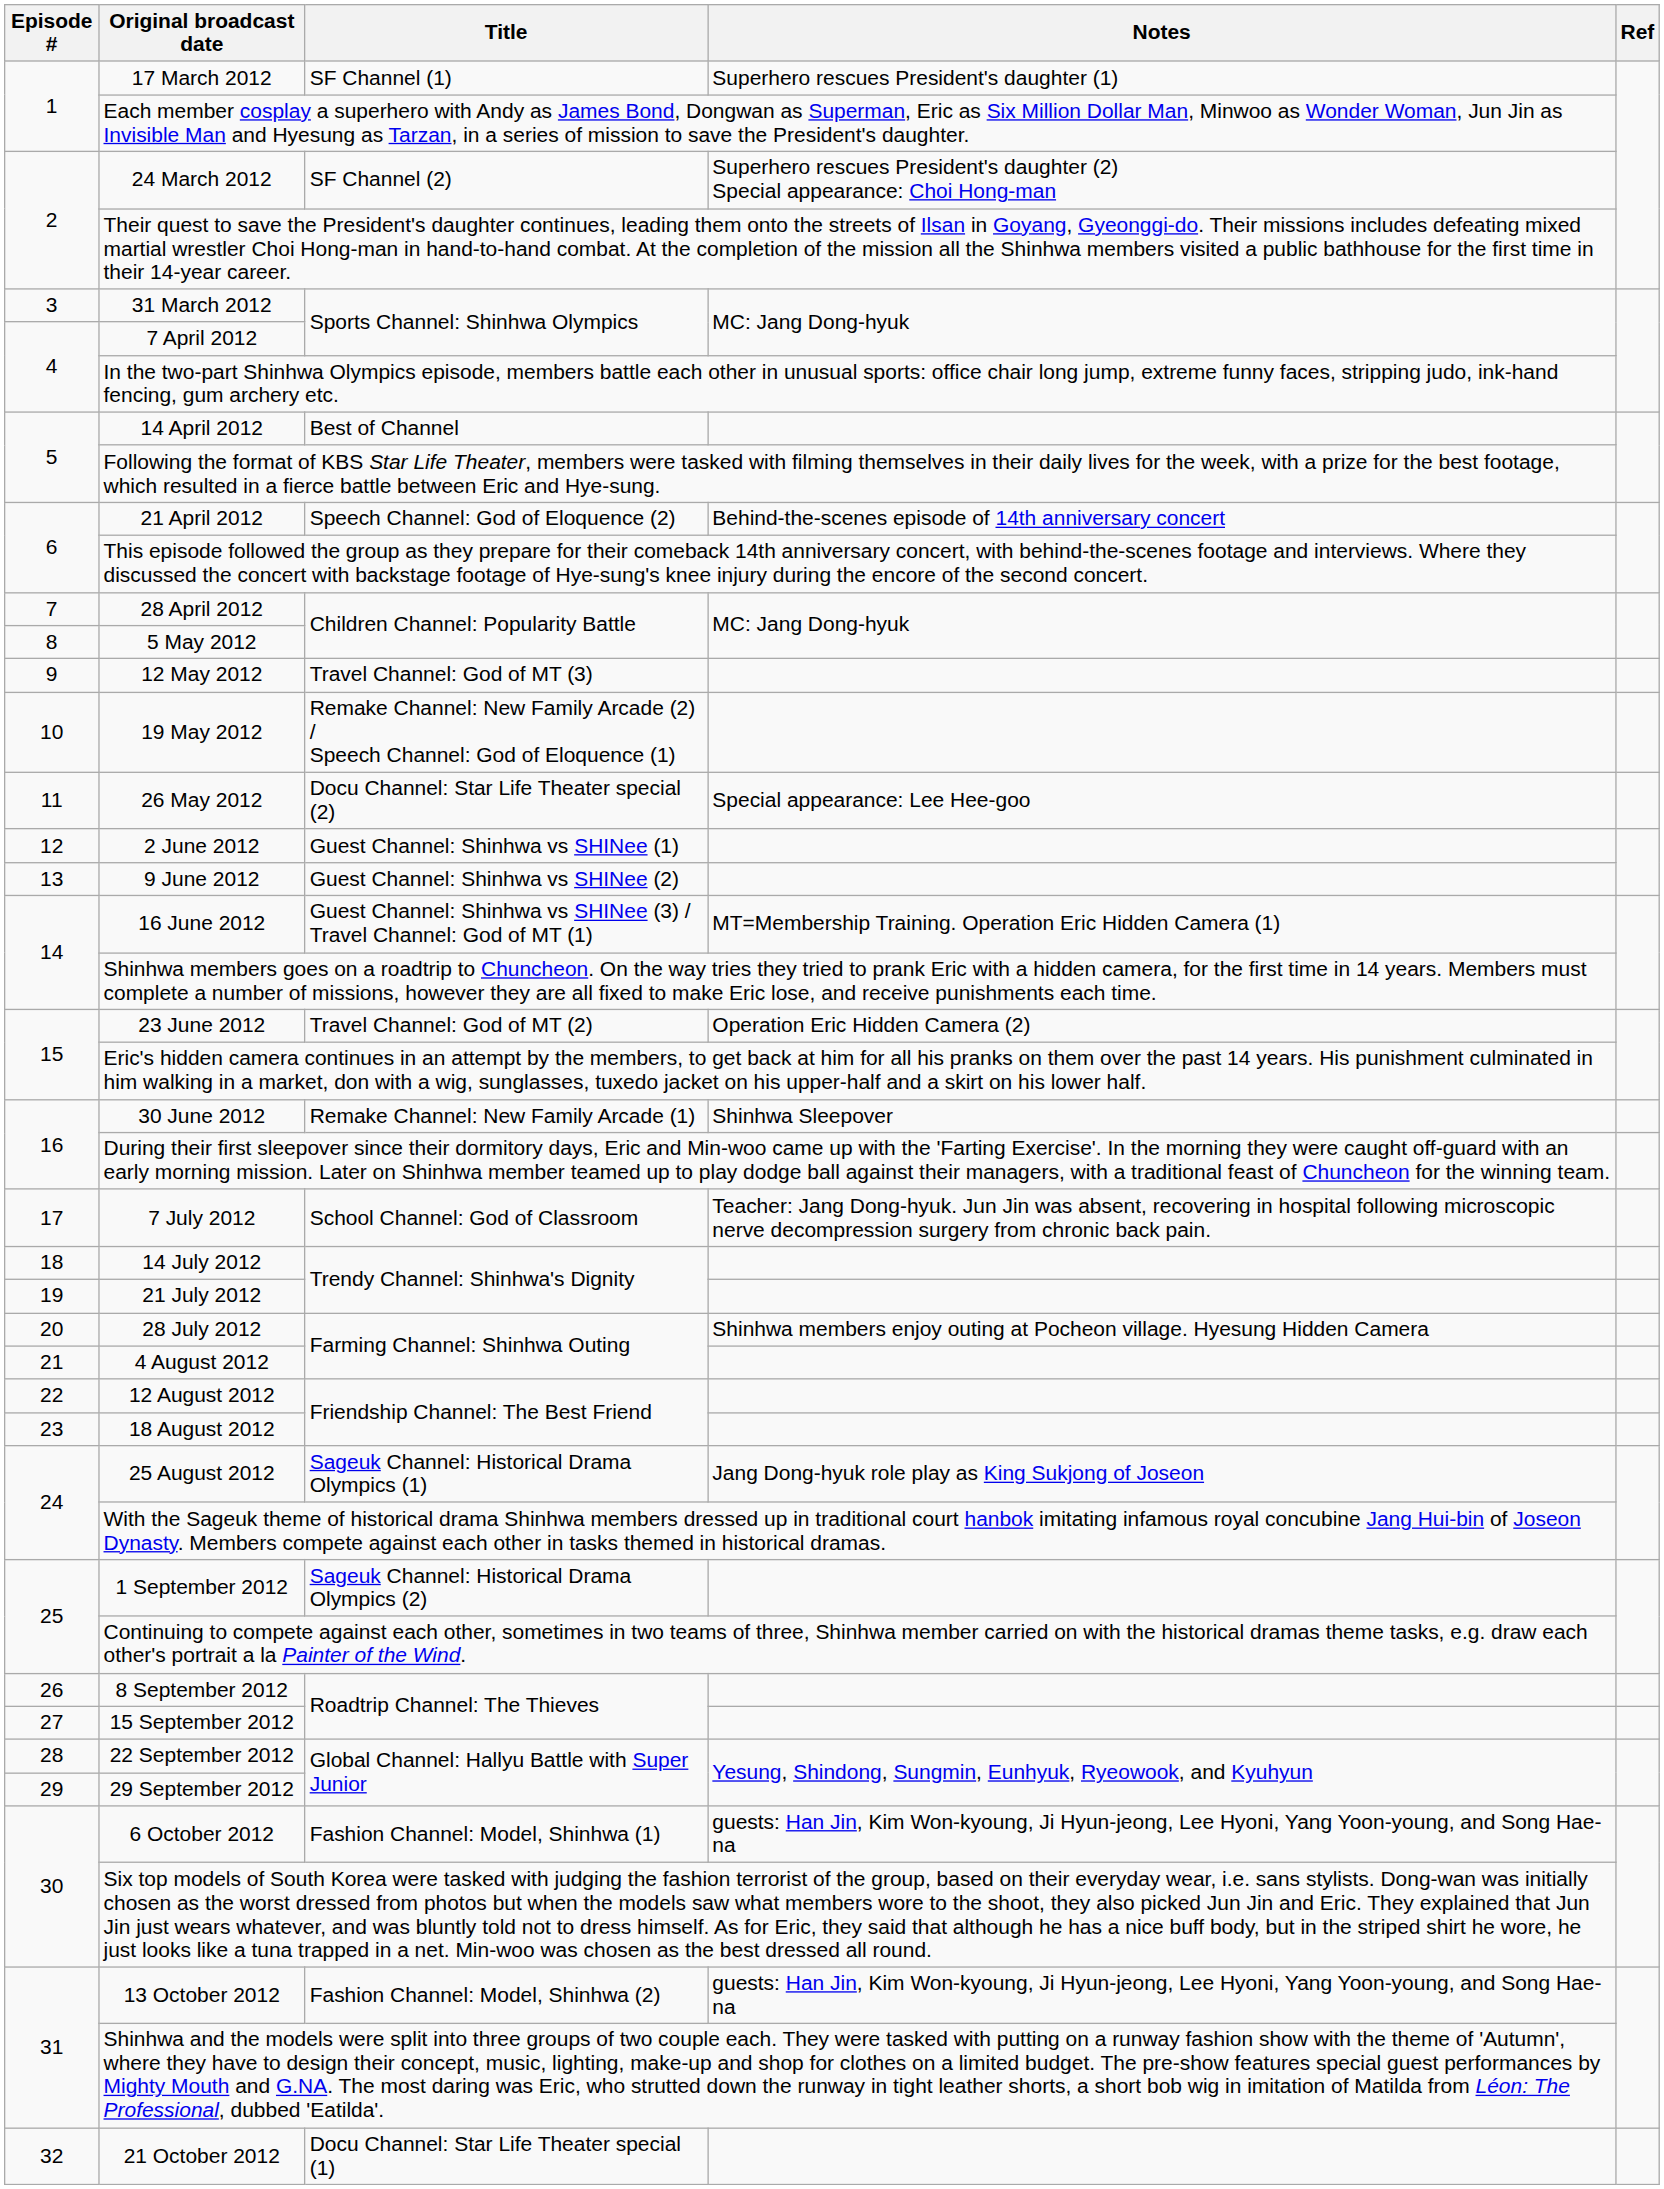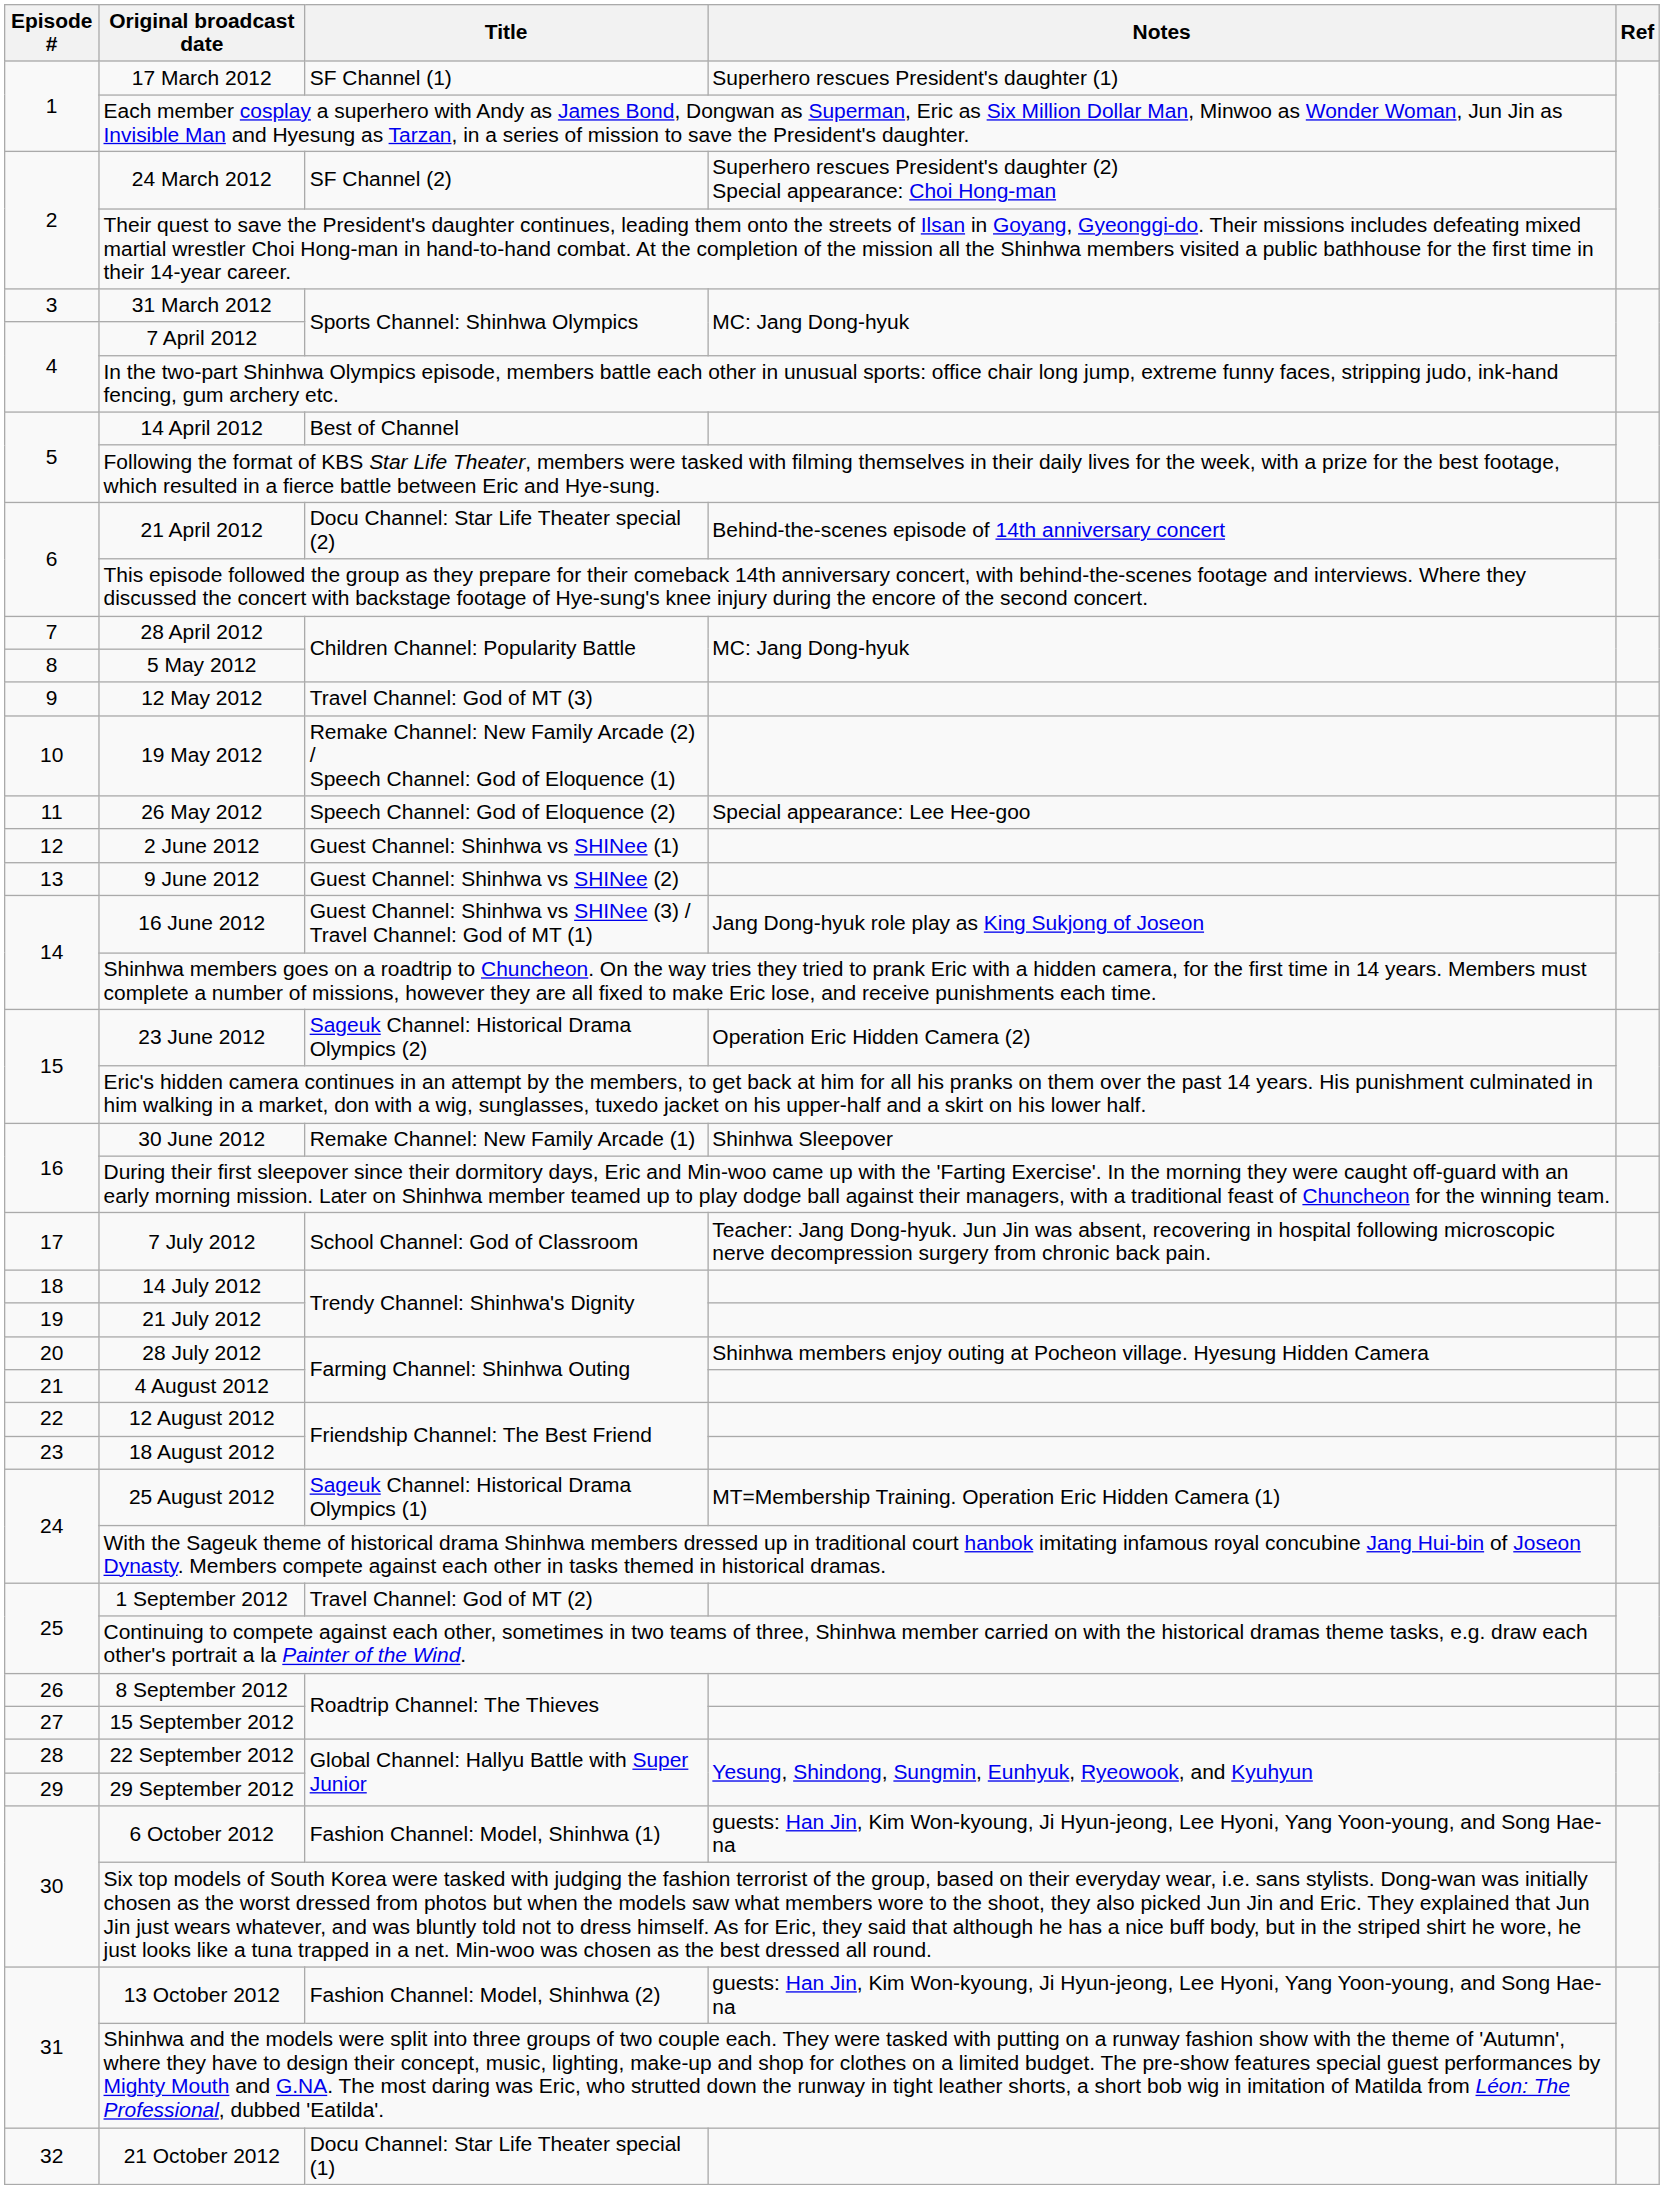(493, 518) Speech Channel: God of Eloquence (2) -> (495, 530) Docu Channel: Star Life Theater special (2)
(495, 800) Docu Channel: Star Life Theater special (2) -> (493, 812) Speech Channel: God of Eloquence (2)
(996, 923) MT=Membership Training. Operation Eric Hidden Camera (1) -> (958, 923) Jang Dong-hyuk role play as King Sukjong of Joseon
(451, 1025) Travel Channel: God of MT (2) -> (470, 1037) Sageuk Channel: Historical Drama Olympics (2)
(958, 1473) Jang Dong-hyuk role play as King Sukjong of Joseon -> (996, 1497) MT=Membership Training. Operation Eric Hidden Camera (1)
(470, 1587) Sageuk Channel: Historical Drama Olympics (2) -> (451, 1599) Travel Channel: God of MT (2)
